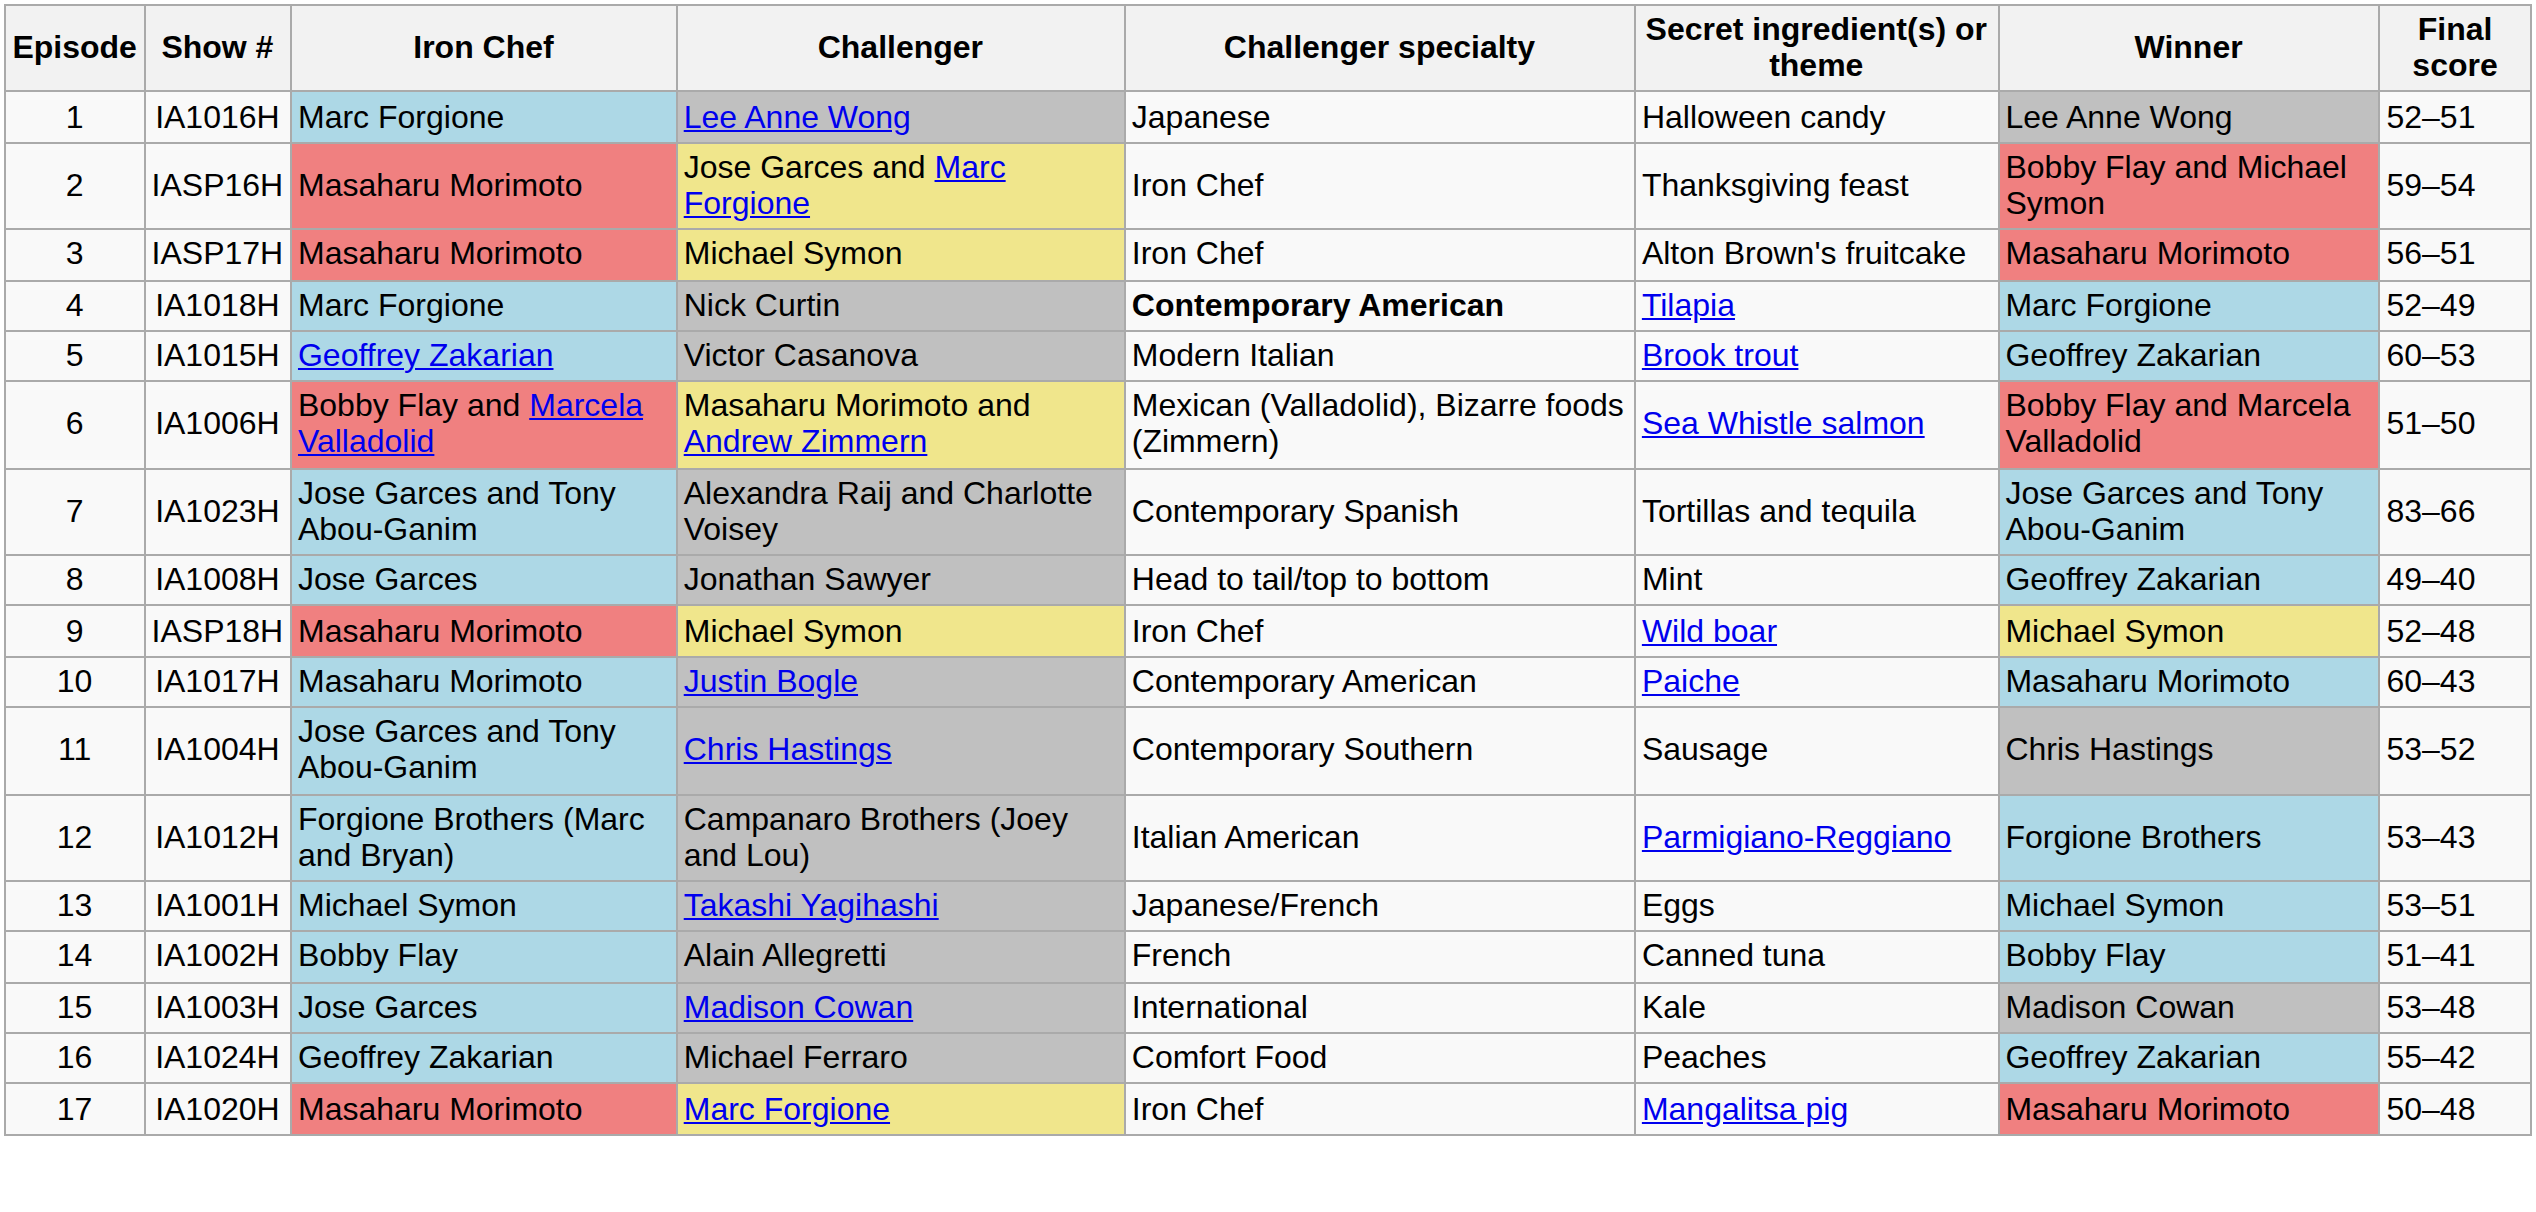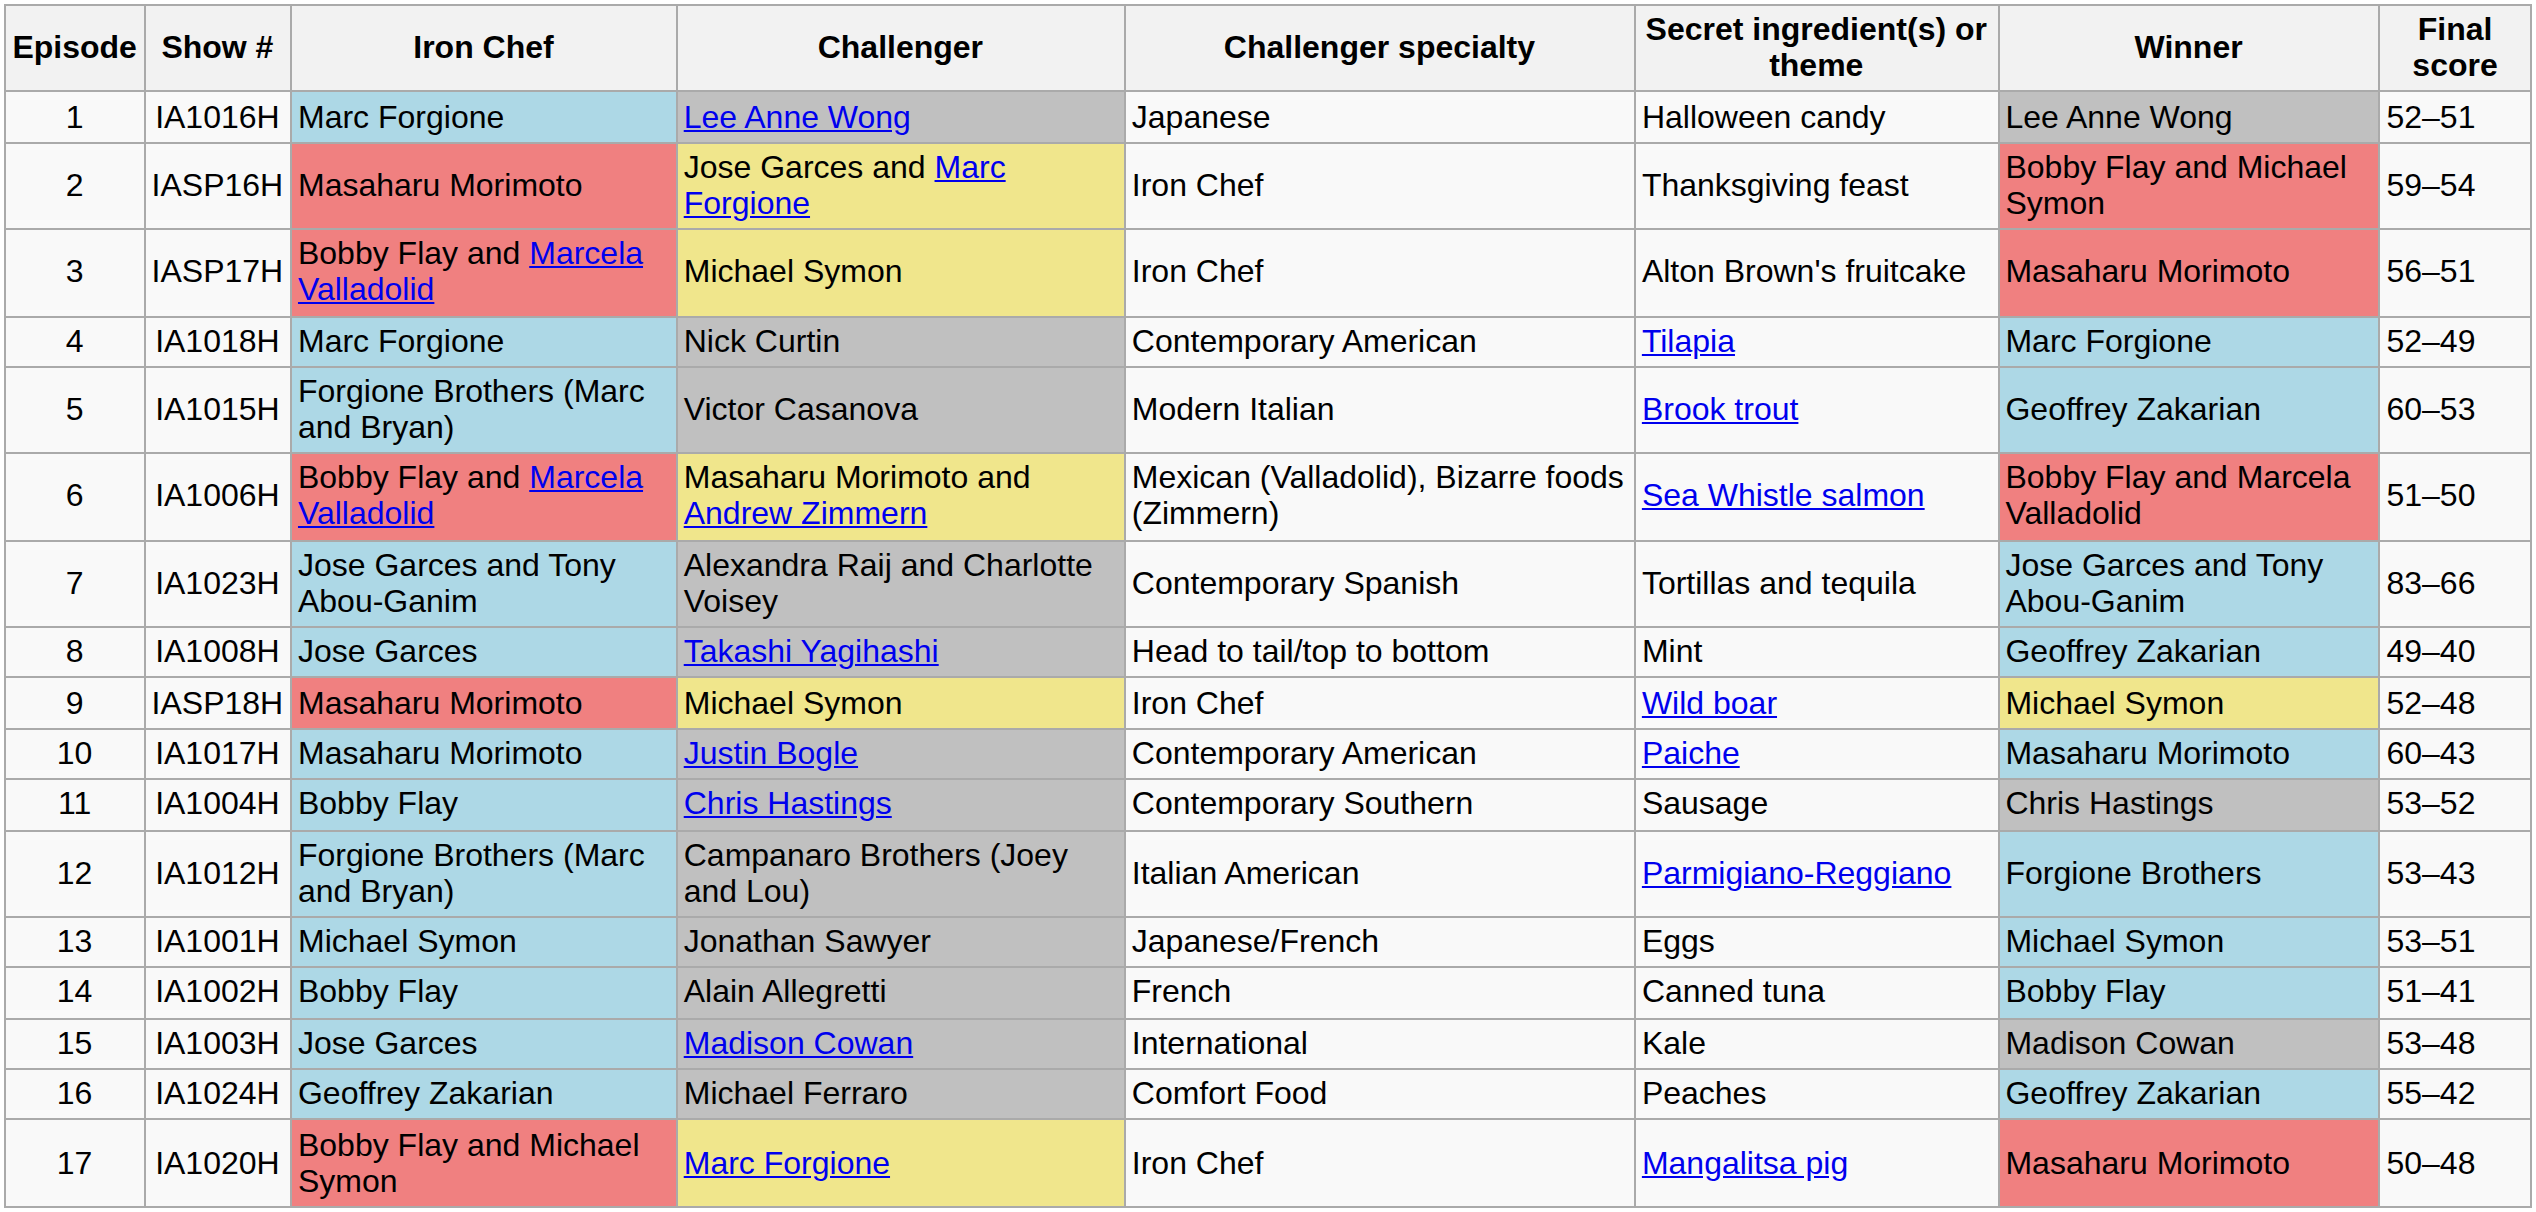(440, 254) Masaharu Morimoto -> (470, 272) Bobby Flay and Marcela Valladolid
(1318, 304) bold -> (1304, 340) normal
(426, 355) Geoffrey Zakarian -> (471, 409) Forgione Brothers (Marc and Bryan)
(807, 579) Jonathan Sawyer -> (811, 651) Takashi Yagihashi
(457, 750) Jose Garces and Tony Abou-Ganim -> (378, 804) Bobby Flay
(811, 905) Takashi Yagihashi -> (807, 941) Jonathan Sawyer
(440, 1108) Masaharu Morimoto -> (469, 1162) Bobby Flay and Michael Symon
